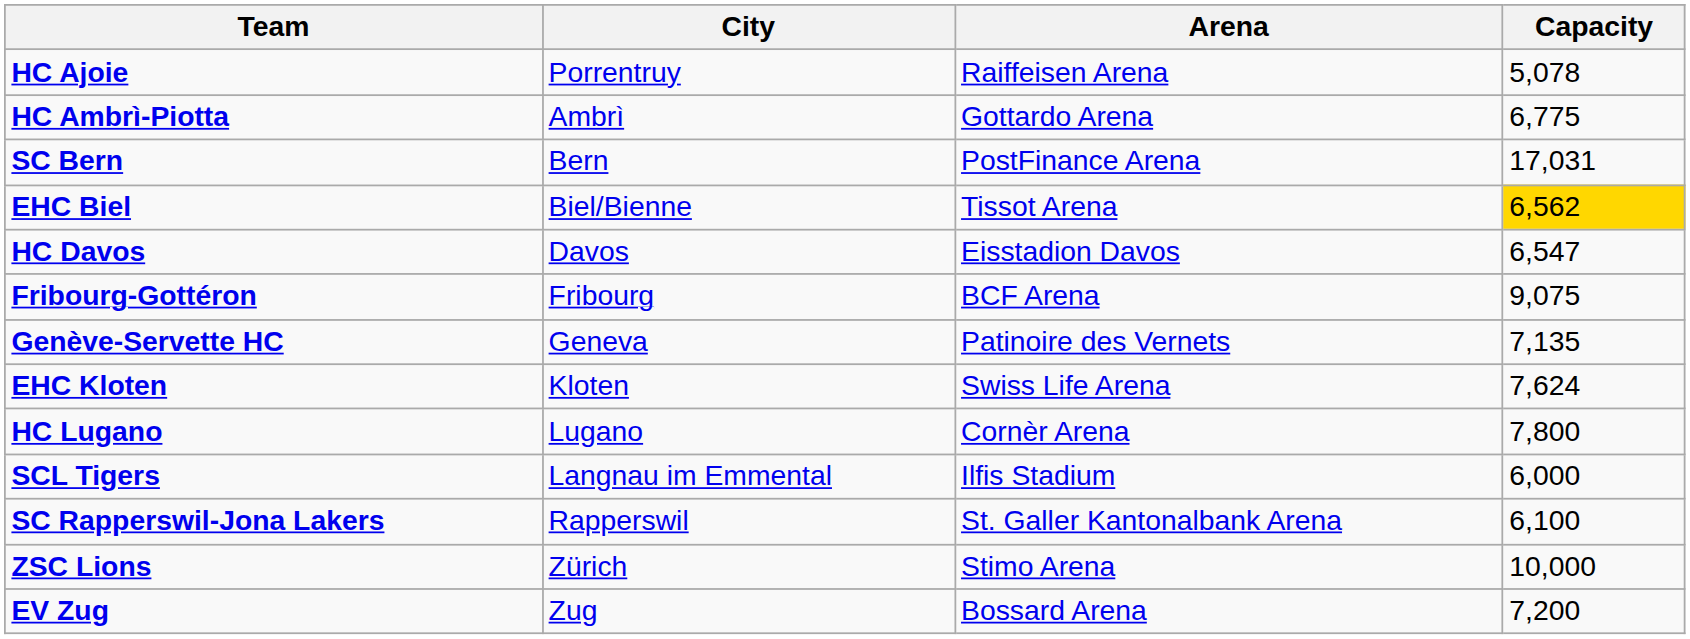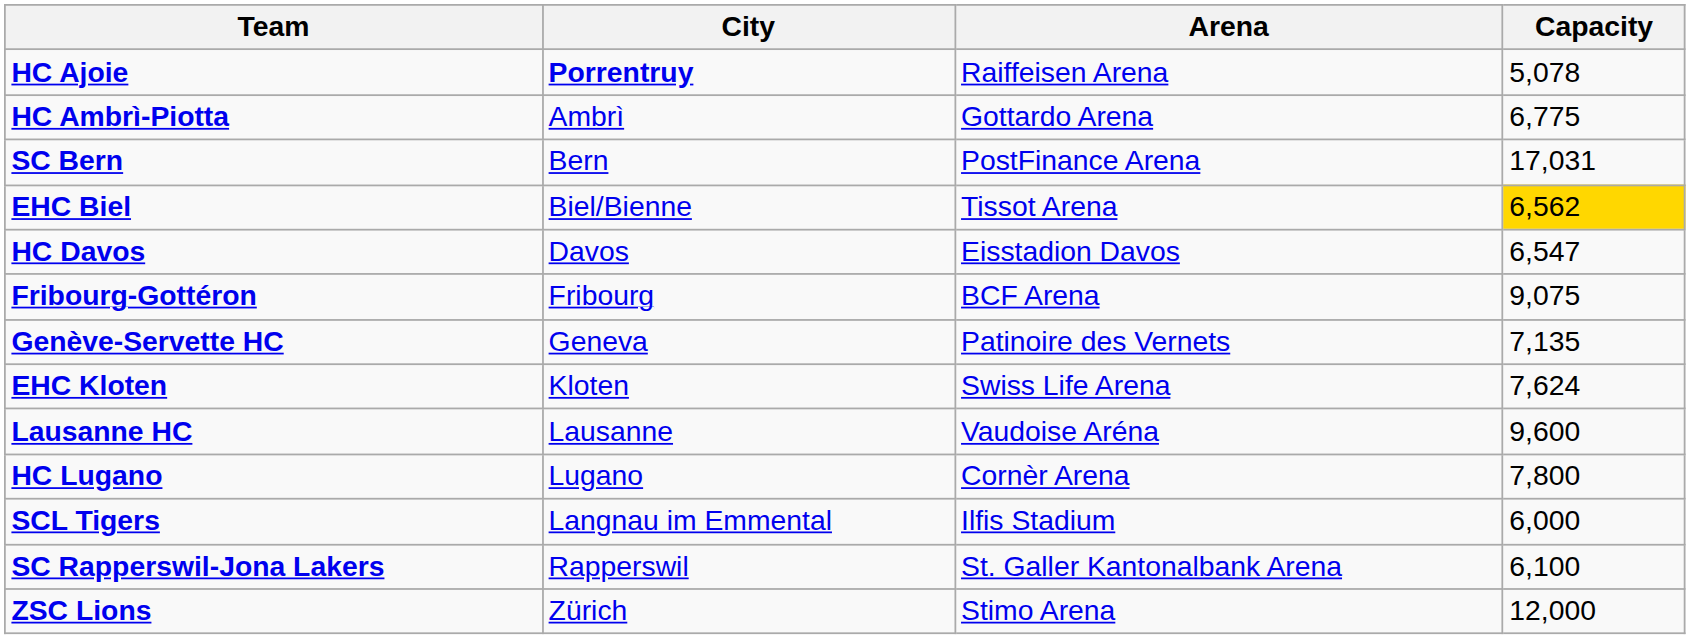(615, 71) normal -> (621, 71) bold
+ row: (102, 431)
(1553, 565) 10,000 -> (1553, 610) 12,000
- row: (60, 610)
